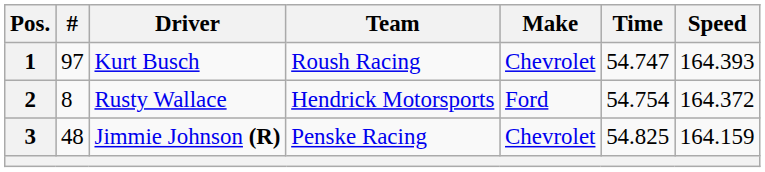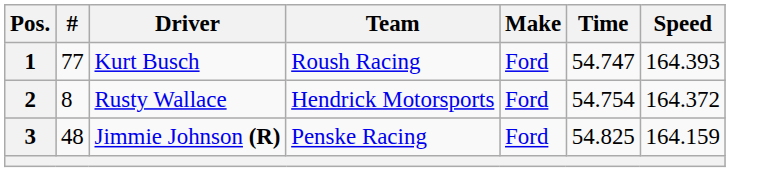(72, 61) 97 -> (72, 61) 77
(550, 61) Chevrolet -> (527, 61) Ford
(550, 137) Chevrolet -> (527, 137) Ford
